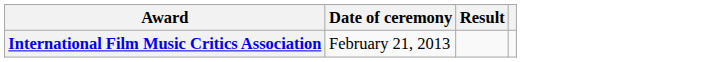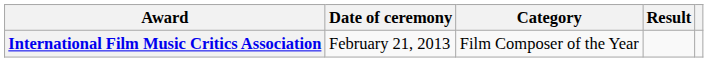+ column: (549, 17)
